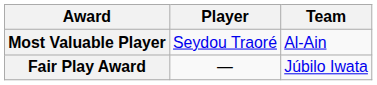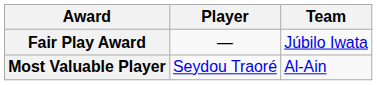rows swapped: (87, 42) <-> (87, 67)
